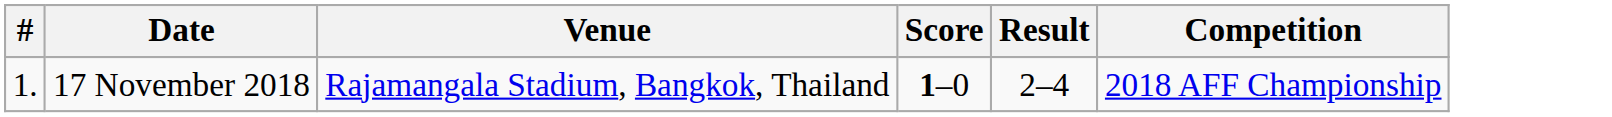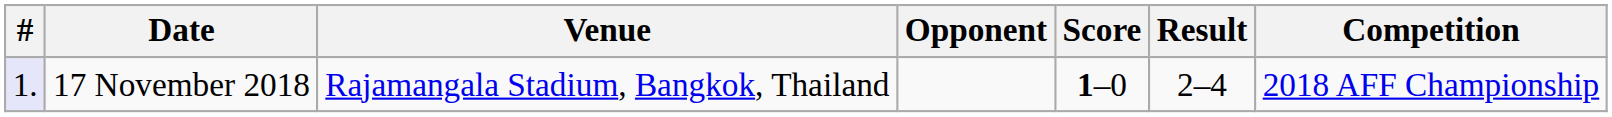+ column: (976, 30)
(25, 83) no background -> (25, 83) lavender background
